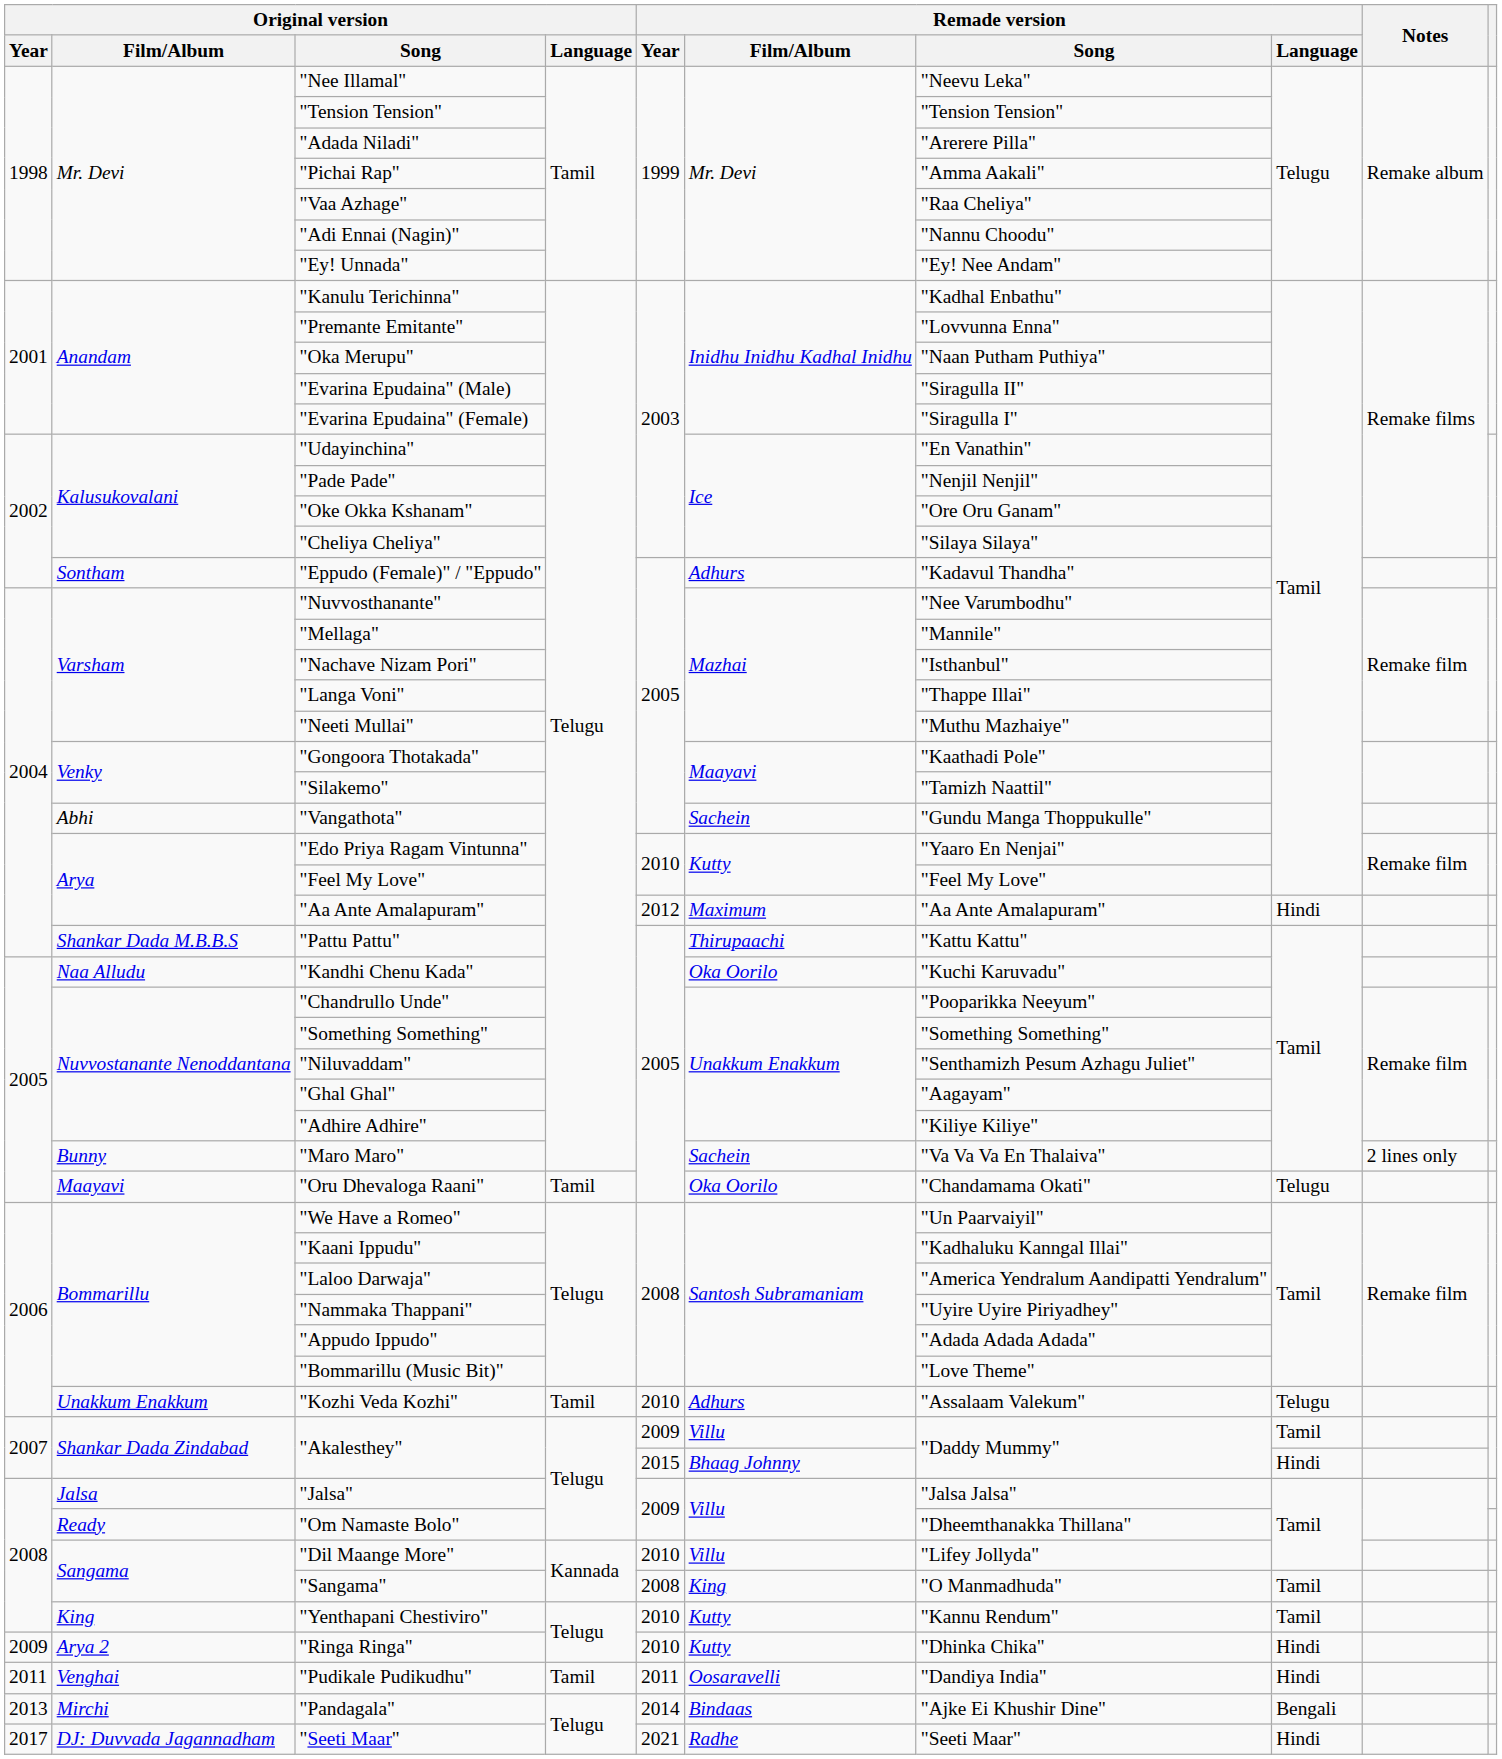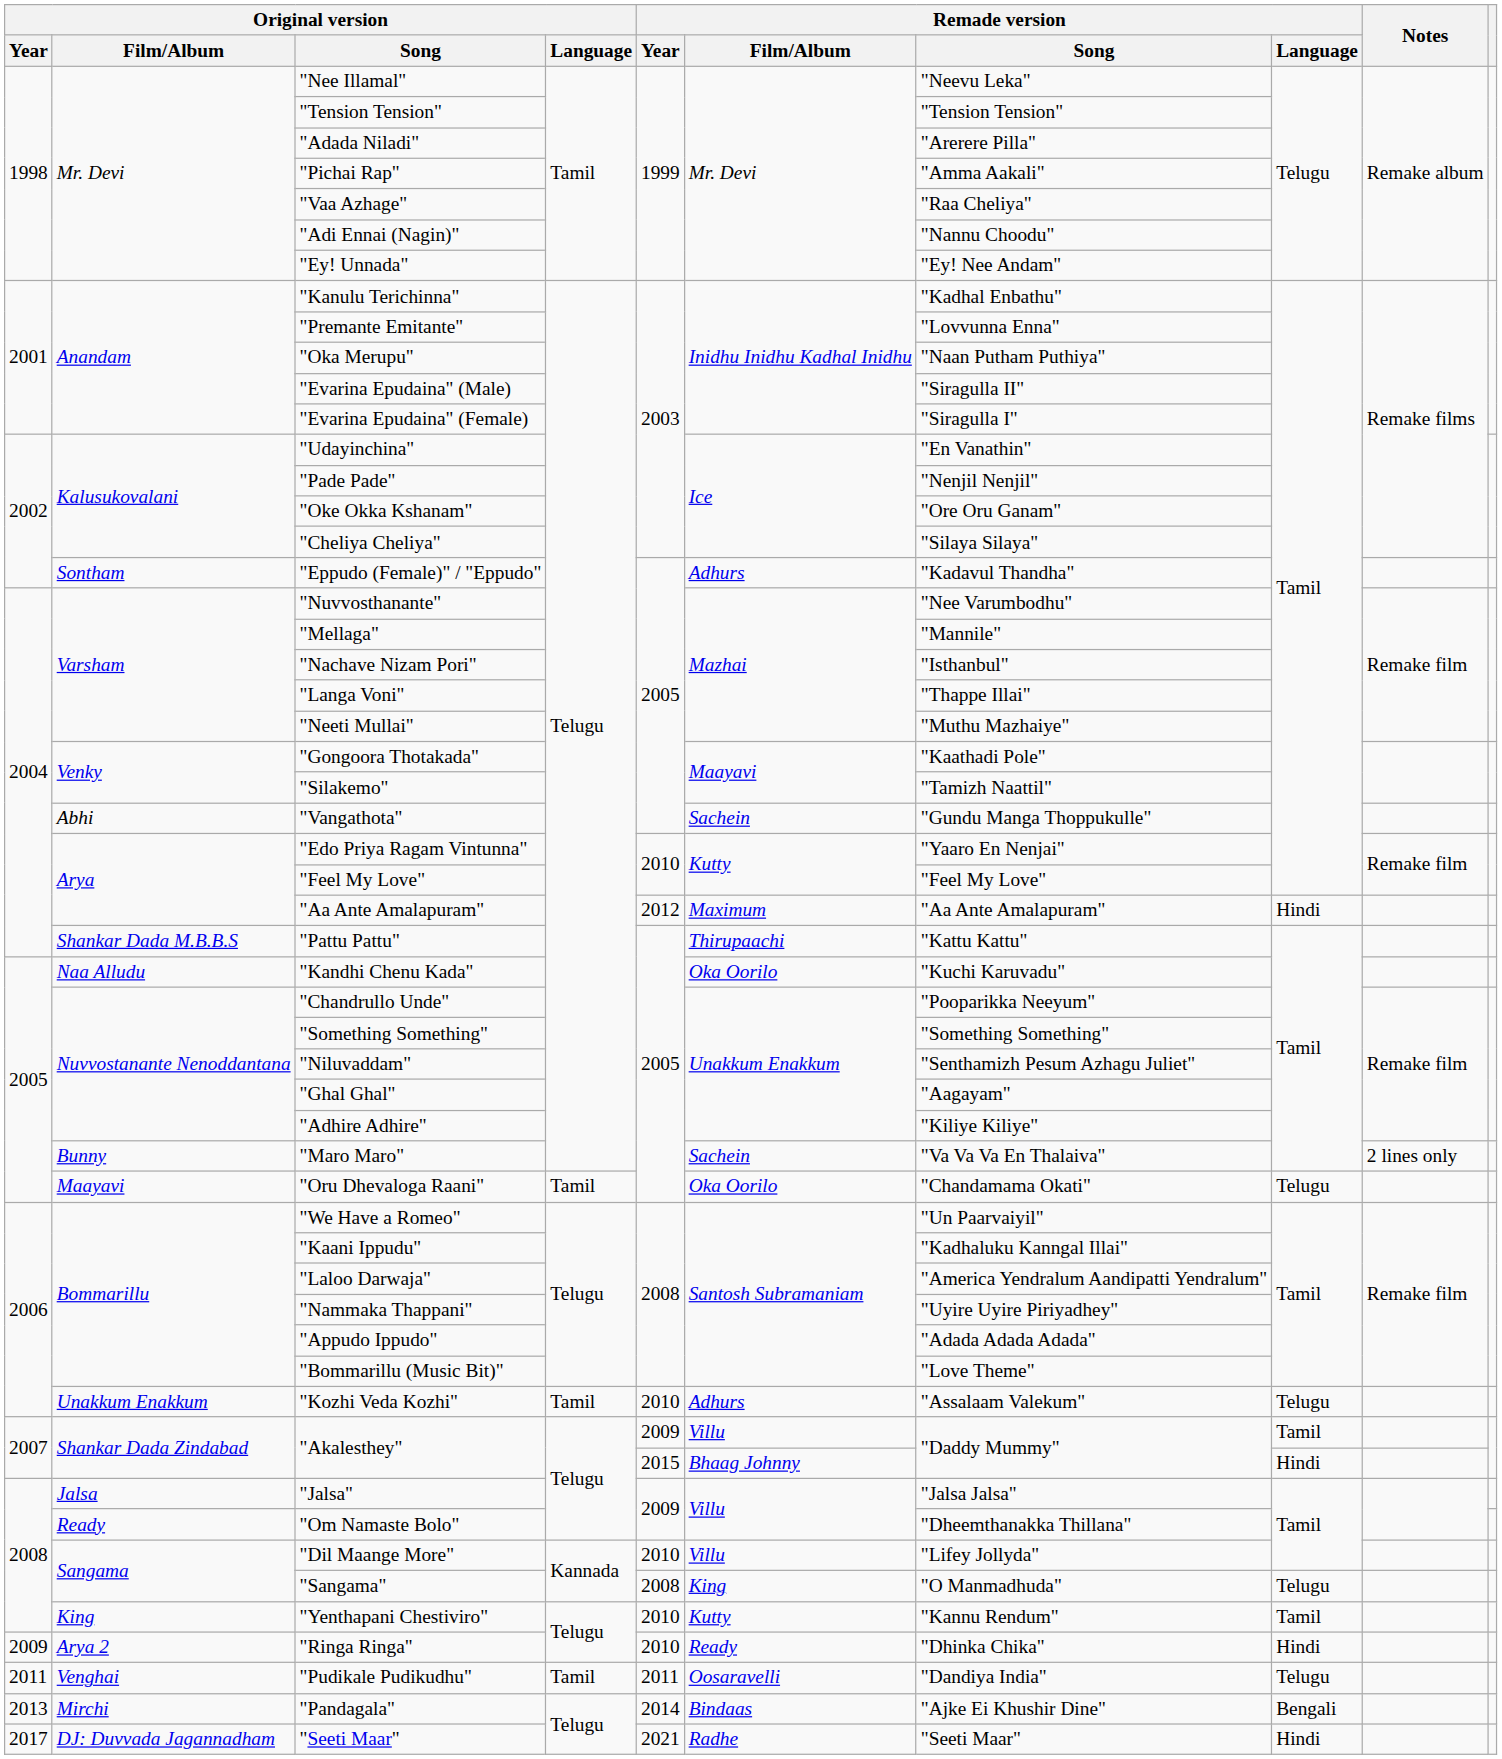(1299, 1585) Tamil -> (1303, 1585) Telugu
(710, 1647) Kutty -> (713, 1647) Ready
(1298, 1677) Hindi -> (1303, 1677) Telugu
